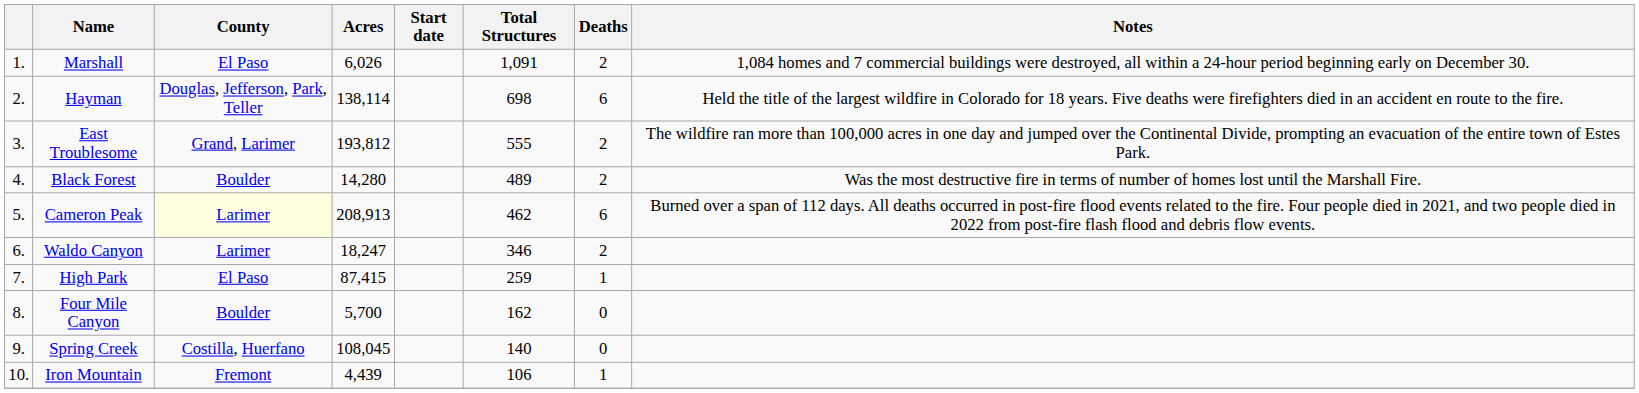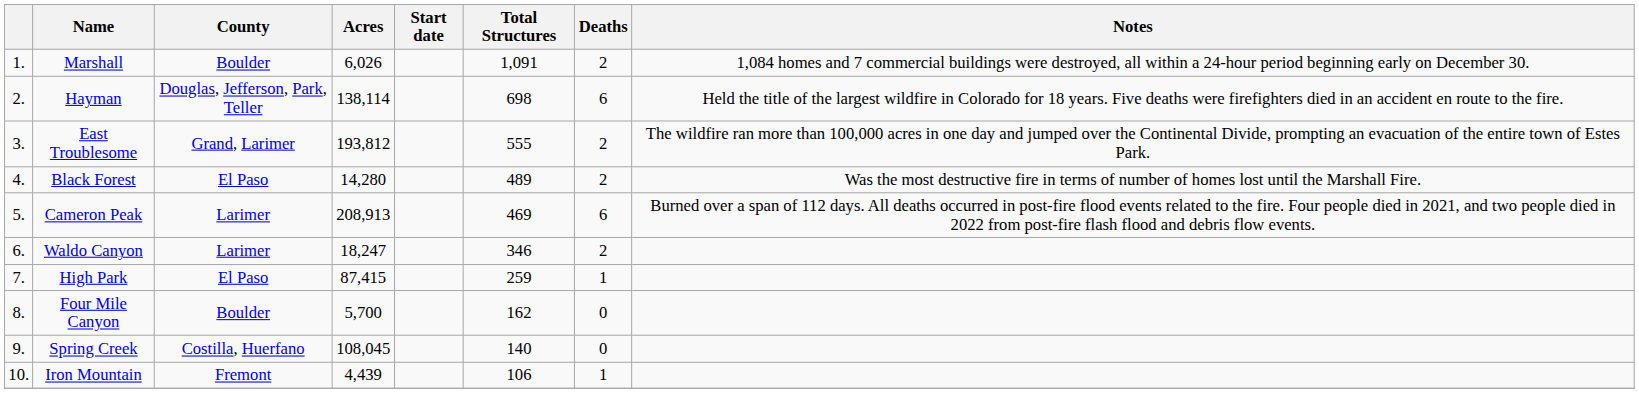(243, 62) El Paso -> (243, 62) Boulder
(243, 179) Boulder -> (243, 179) El Paso
(243, 215) lightyellow background -> (243, 215) no background
(519, 215) 462 -> (519, 215) 469
